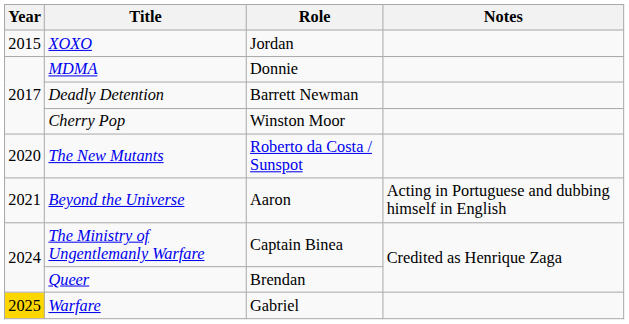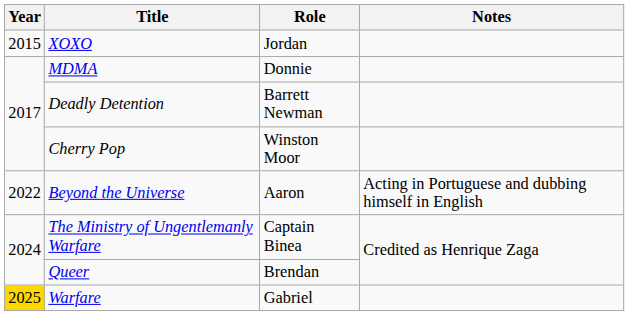- row: (106, 156)
(25, 200) 2021 -> (25, 192) 2022
